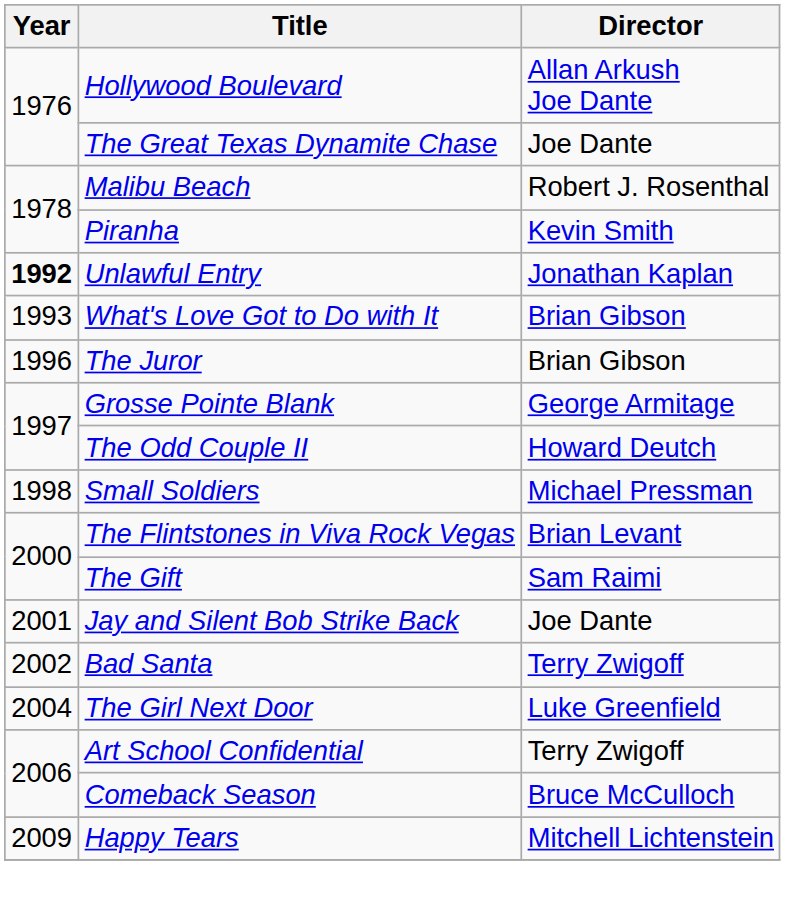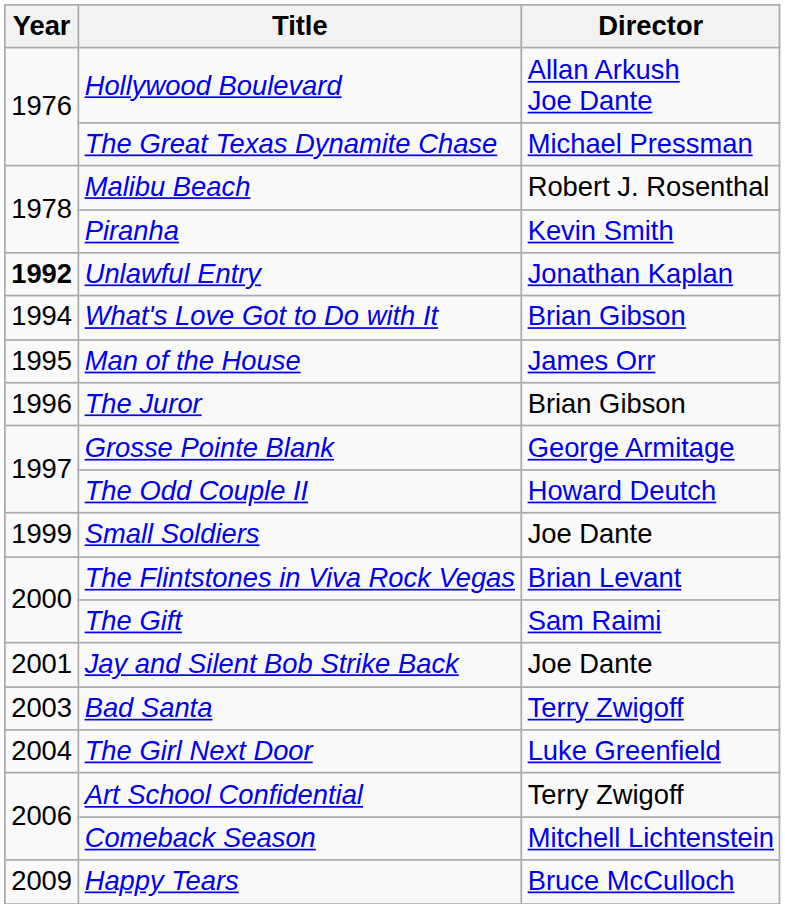(590, 143) Joe Dante -> (640, 143) Michael Pressman
(42, 317) 1993 -> (42, 317) 1994
+ row: (193, 360)
(42, 490) 1998 -> (42, 534) 1999
(640, 490) Michael Pressman -> (590, 534) Joe Dante
(42, 664) 2002 -> (42, 707) 2003
(631, 794) Bruce McCulloch -> (651, 838) Mitchell Lichtenstein
(651, 838) Mitchell Lichtenstein -> (631, 881) Bruce McCulloch
